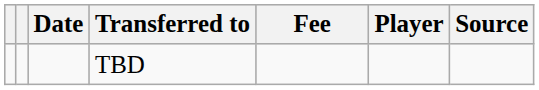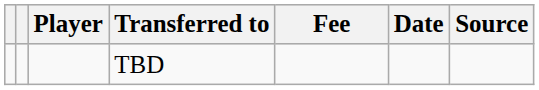columns swapped: (409, 24) <-> (58, 24)
